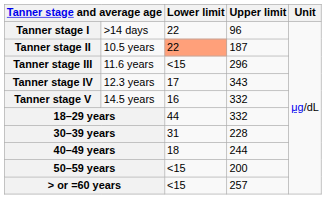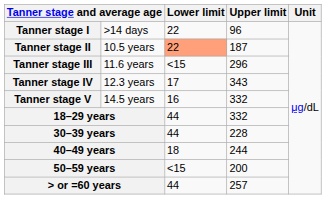(173, 133) 31 -> (173, 133) 44
(176, 185) <15 -> (173, 185) 44
